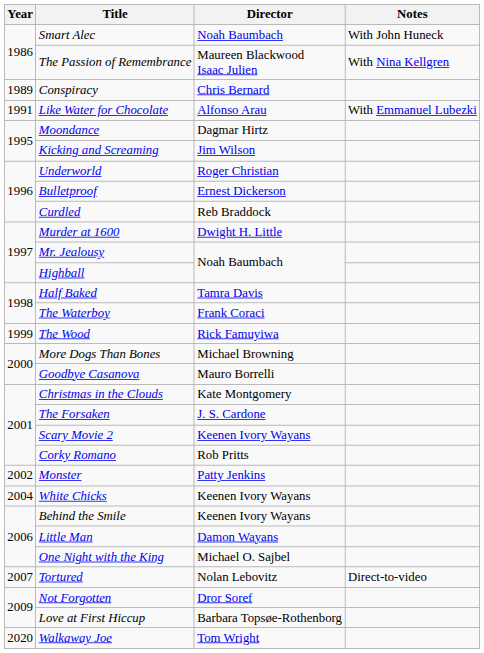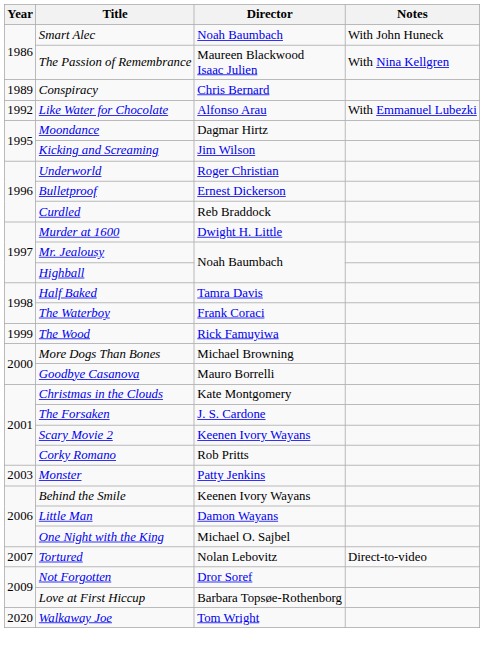(20, 110) 1991 -> (20, 110) 1992
(20, 475) 2002 -> (20, 475) 2003
- row: (73, 495)
